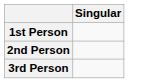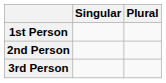+ column: (142, 13)
